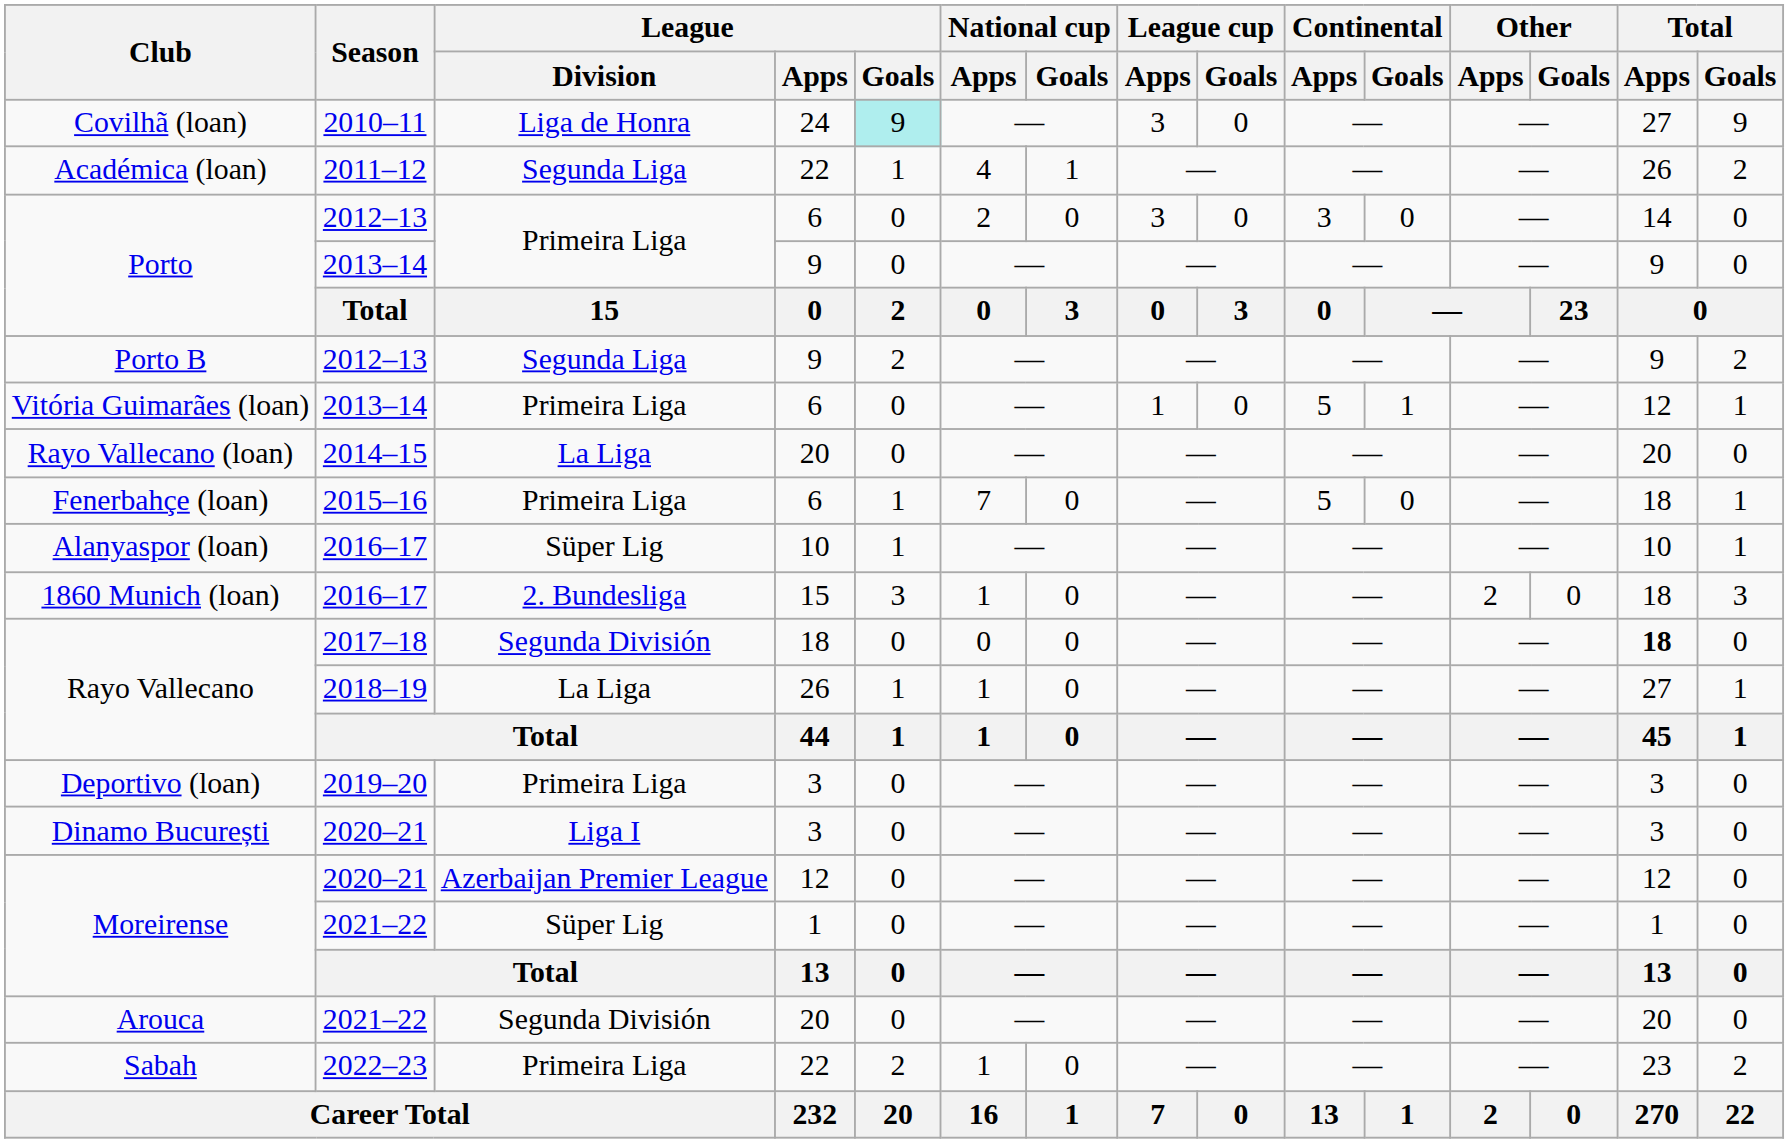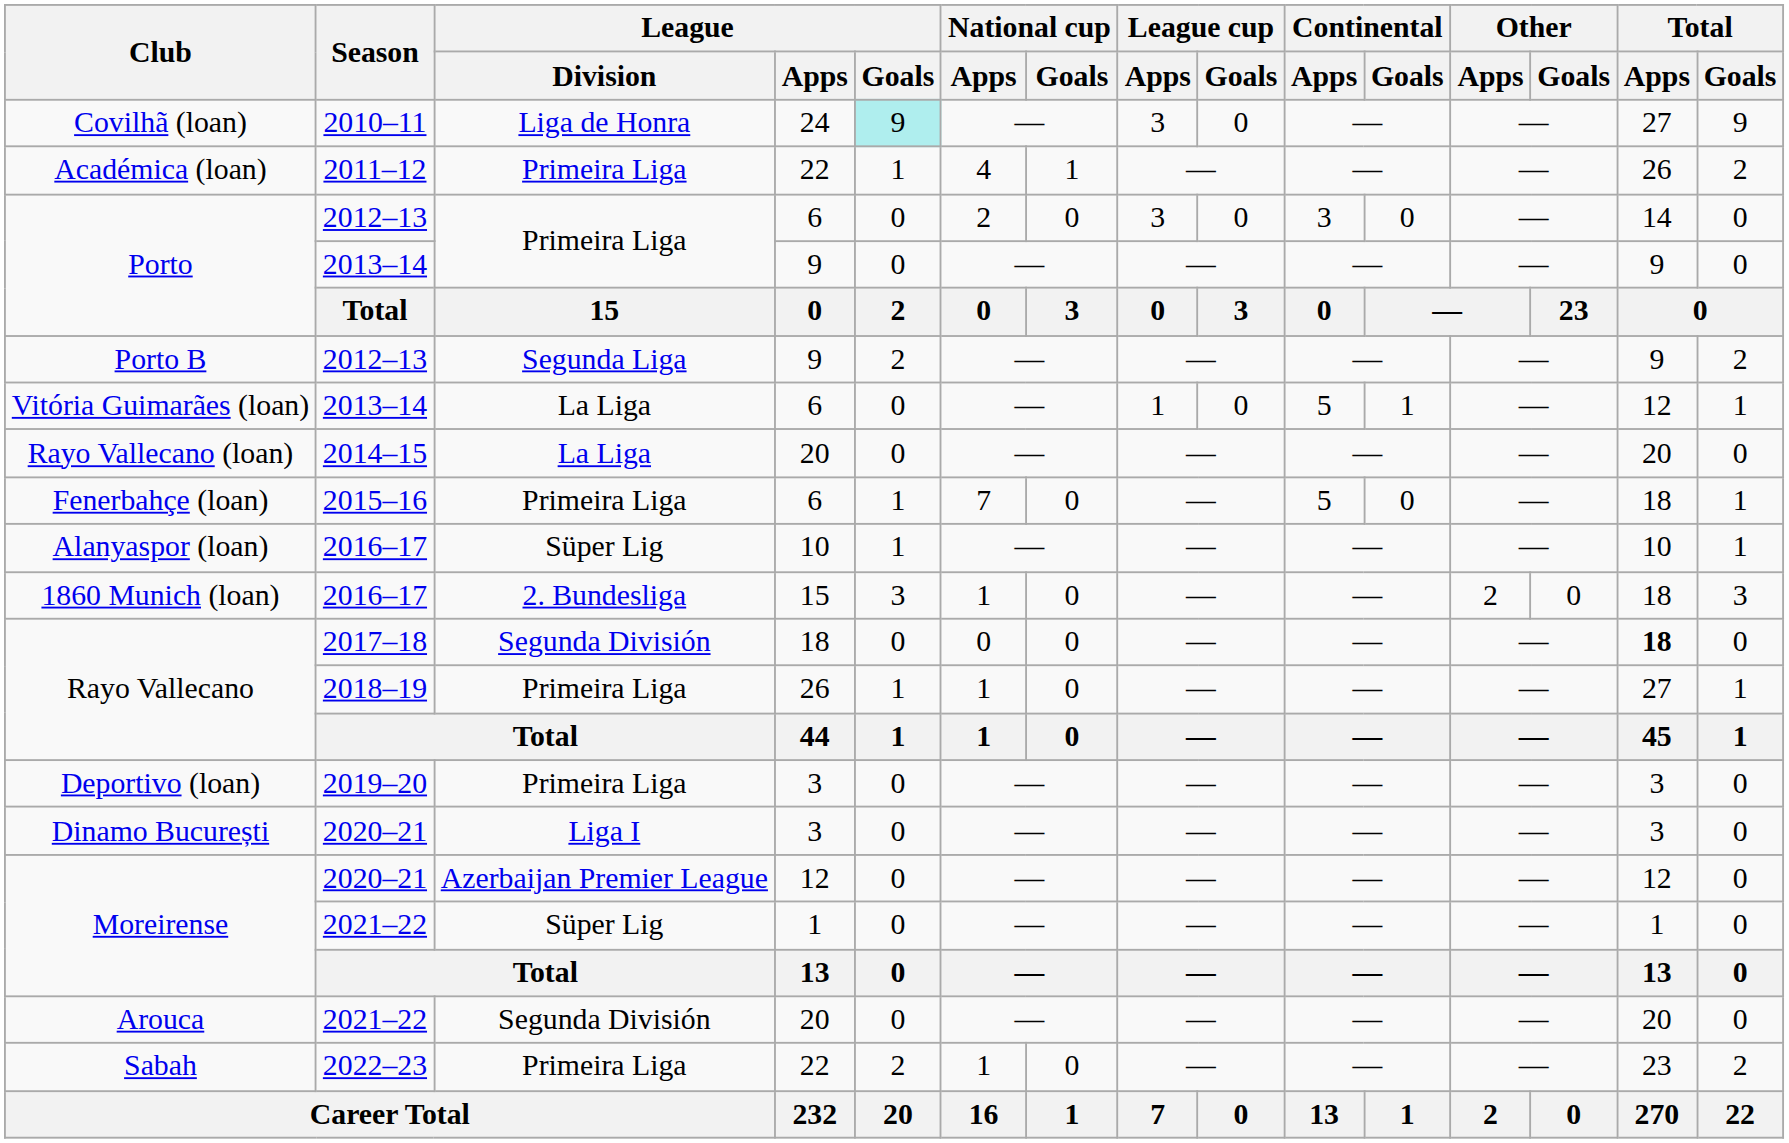(604, 169) Segunda Liga -> (604, 169) Primeira Liga
(604, 405) Primeira Liga -> (604, 405) La Liga
(604, 688) La Liga -> (604, 688) Primeira Liga
